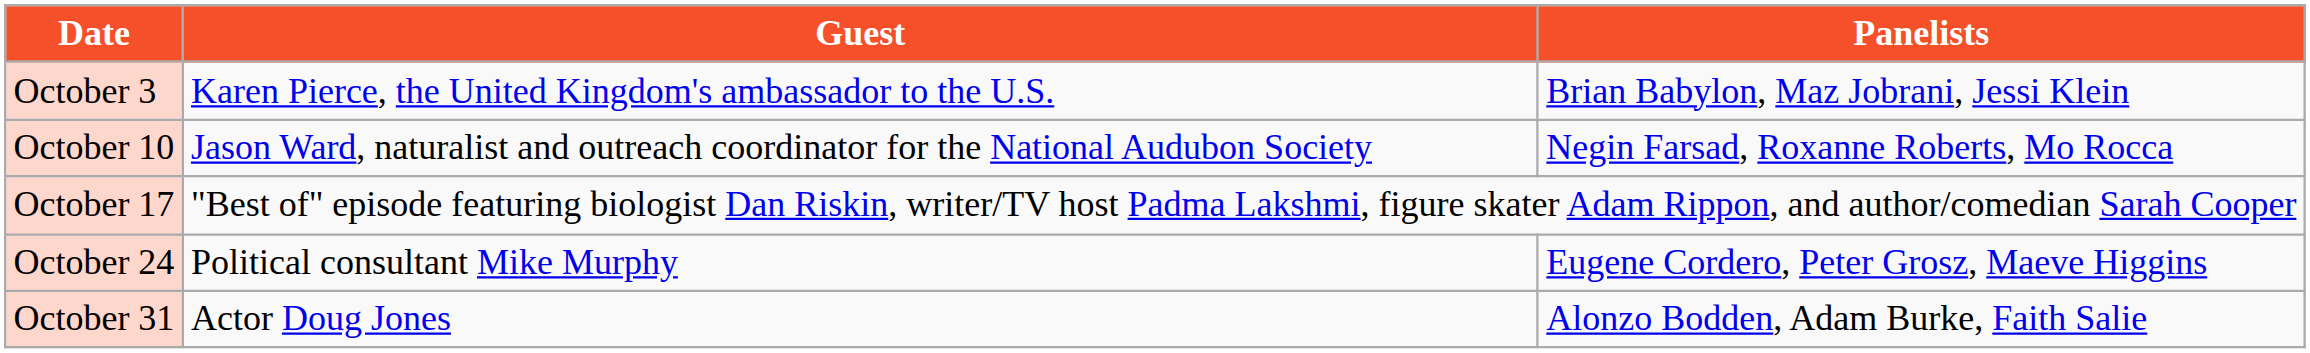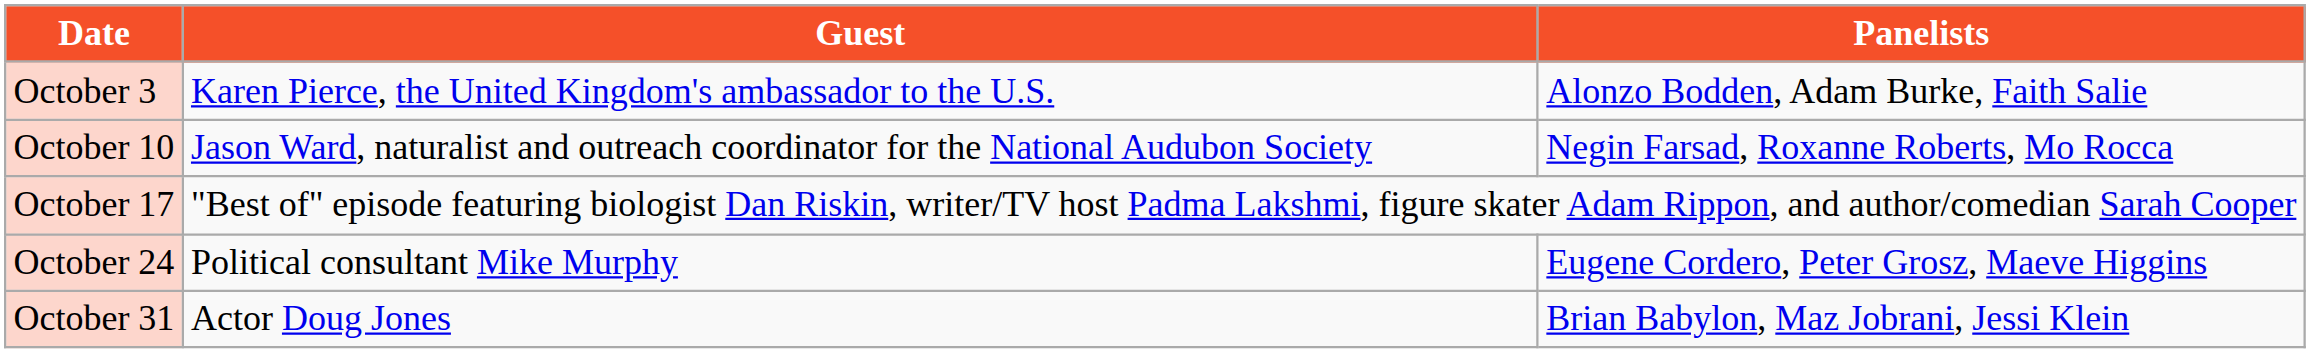(1838, 90) Brian Babylon, Maz Jobrani, Jessi Klein -> (1847, 90) Alonzo Bodden, Adam Burke, Faith Salie
(1847, 318) Alonzo Bodden, Adam Burke, Faith Salie -> (1838, 318) Brian Babylon, Maz Jobrani, Jessi Klein
